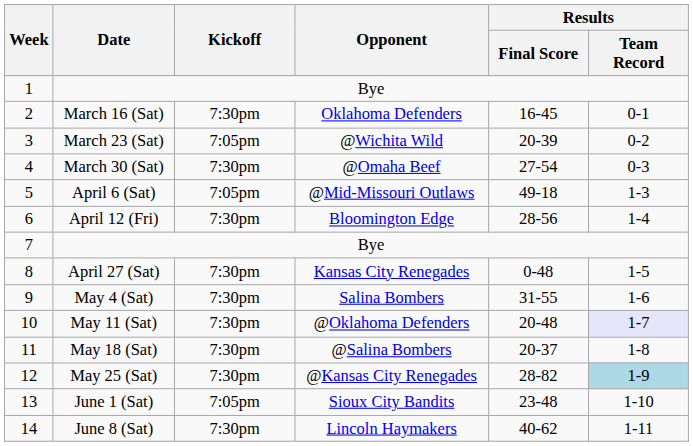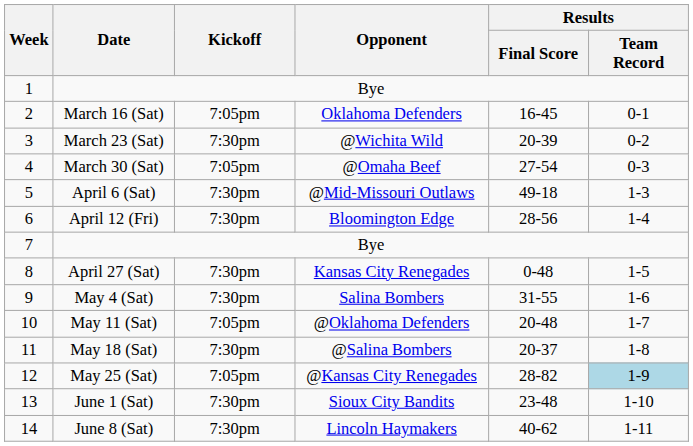(235, 114) 7:30pm -> (235, 114) 7:05pm
(235, 140) 7:05pm -> (235, 140) 7:30pm
(235, 166) 7:30pm -> (235, 166) 7:05pm
(235, 192) 7:05pm -> (235, 192) 7:30pm
(235, 323) 7:30pm -> (235, 323) 7:05pm
(639, 323) lavender background -> (639, 323) no background
(235, 375) 7:30pm -> (235, 375) 7:05pm
(235, 402) 7:05pm -> (235, 402) 7:30pm
